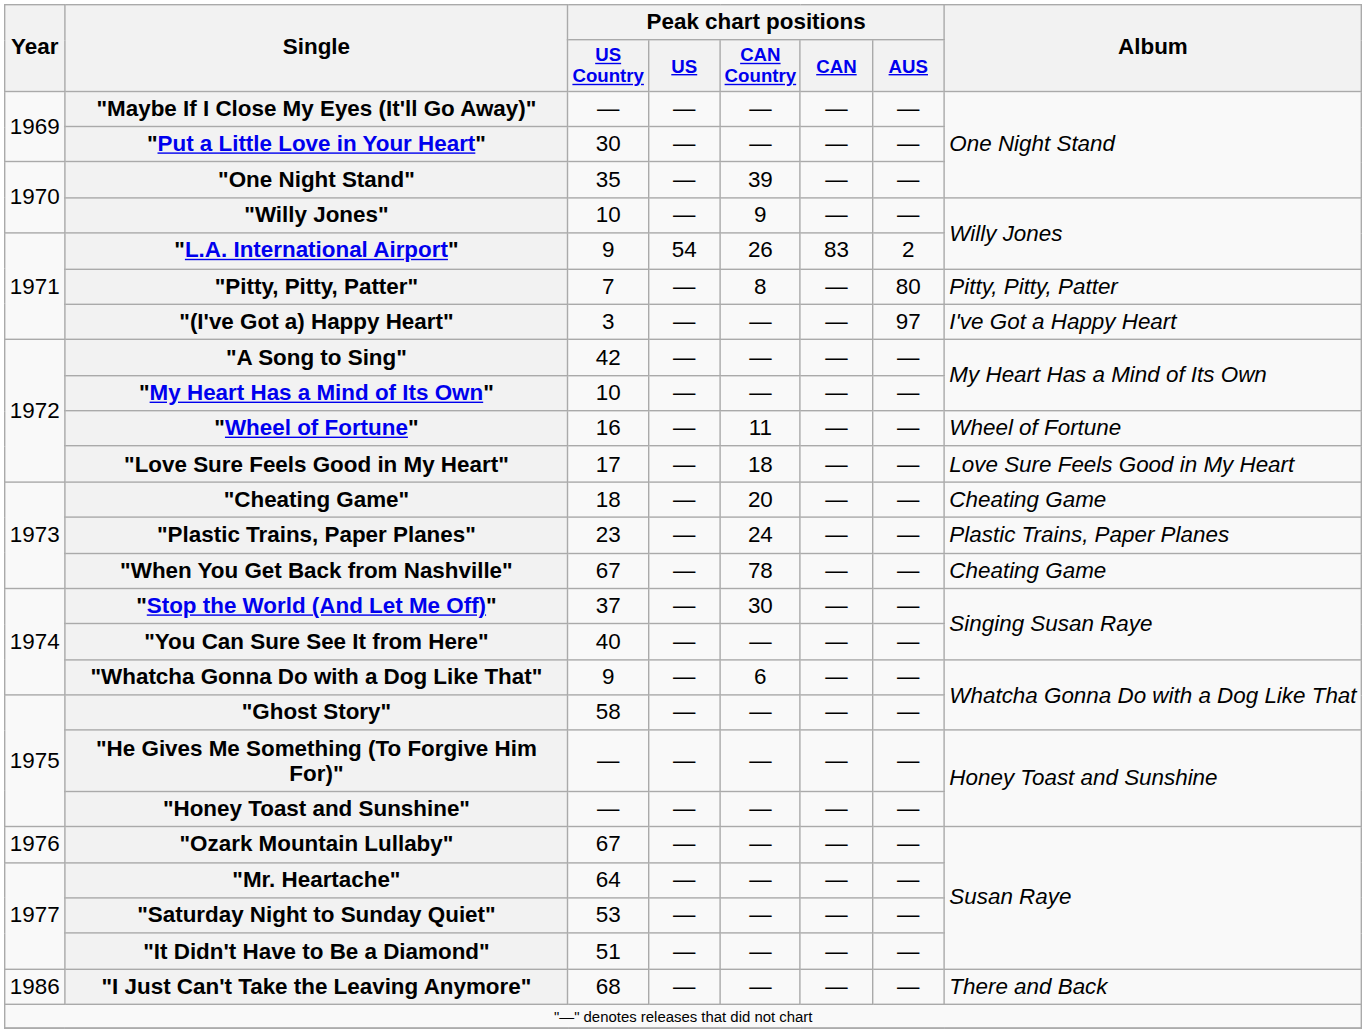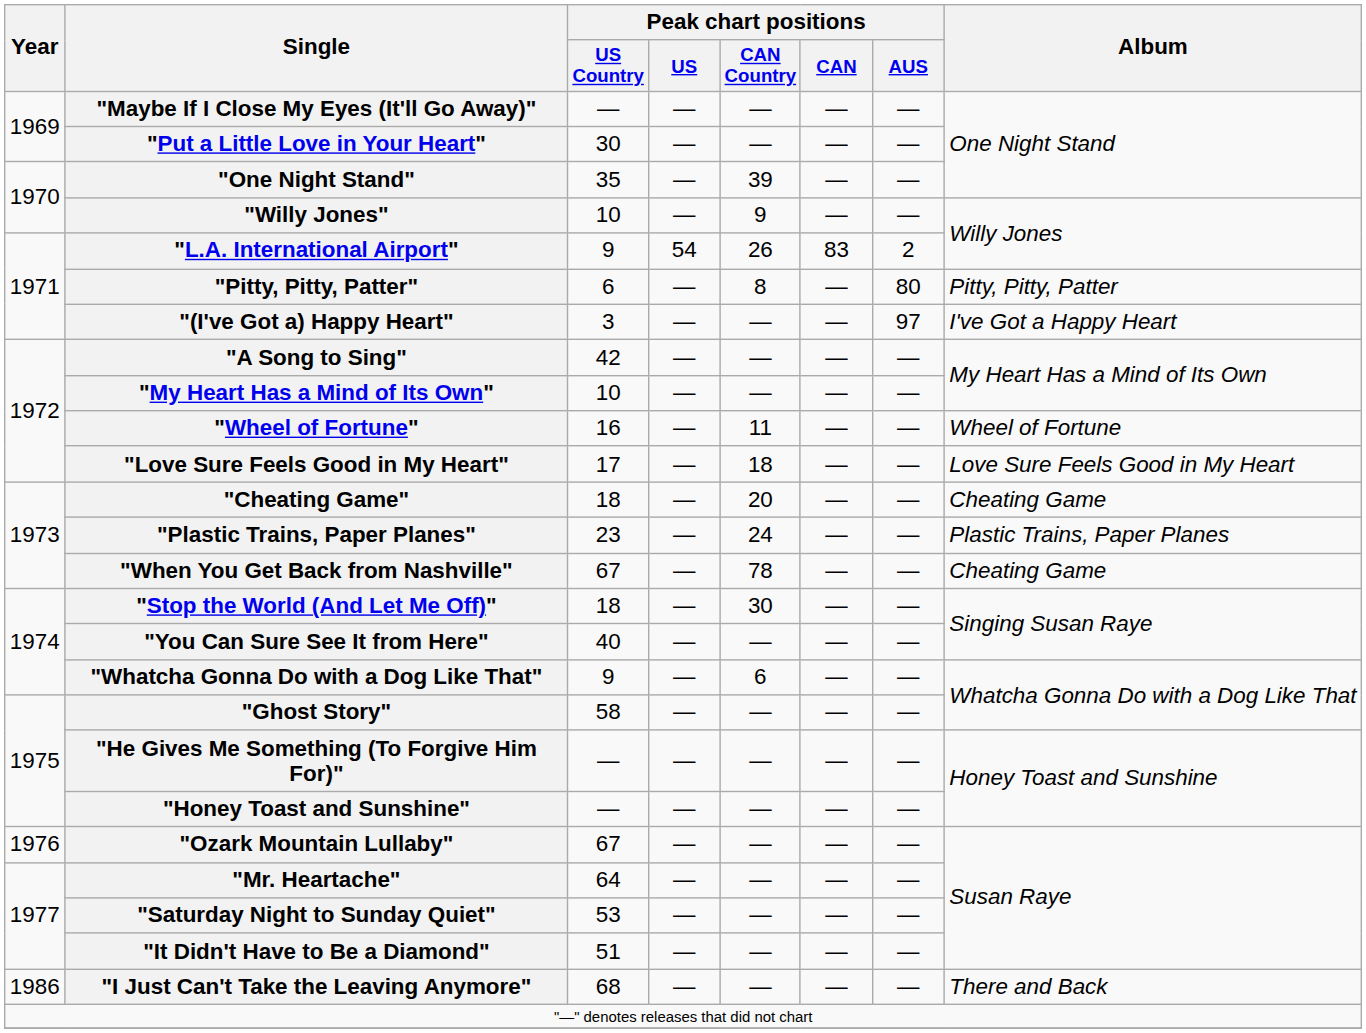(608, 286) 7 -> (608, 286) 6
(608, 605) 37 -> (608, 605) 18
